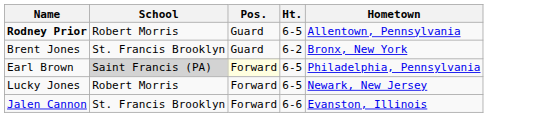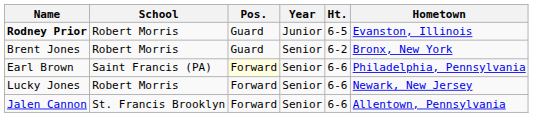+ column: (302, 13)
(384, 31) Allentown, Pennsylvania -> (413, 31) Evanston, Illinois
(159, 49) St. Francis Brooklyn -> (135, 49) Robert Morris
(152, 67) lightgrey background -> (152, 67) no background
(292, 67) 6-5 -> (337, 67) 6-6
(292, 85) 6-5 -> (337, 85) 6-6
(367, 103) Evanston, Illinois -> (429, 103) Allentown, Pennsylvania
